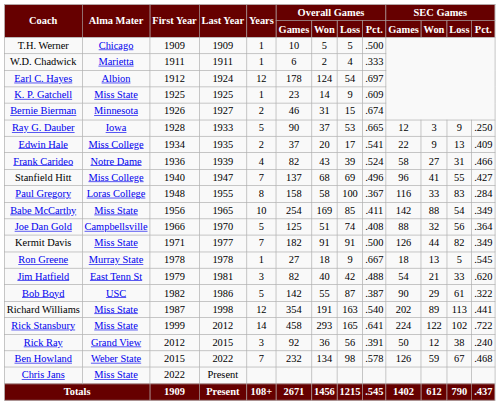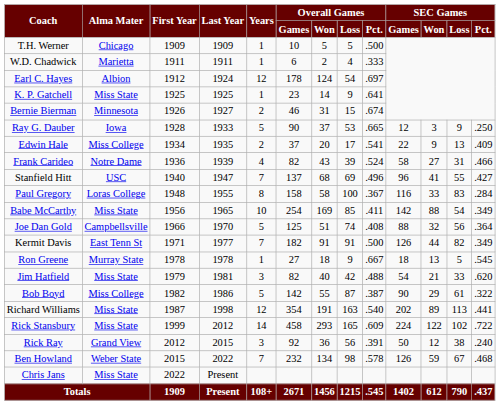(374, 95) .609 -> (374, 95) .641
(116, 177) Miss College -> (116, 177) USC
(116, 243) Miss State -> (116, 243) East Tenn St
(116, 276) East Tenn St -> (116, 276) Miss State
(116, 293) USC -> (116, 293) Miss College
(374, 326) .641 -> (374, 326) .609
